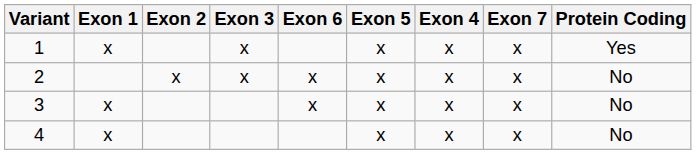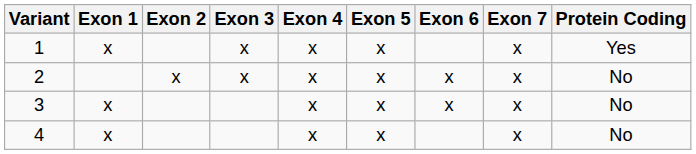columns swapped: (449, 18) <-> (313, 18)
